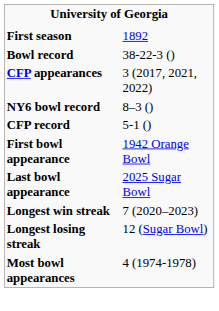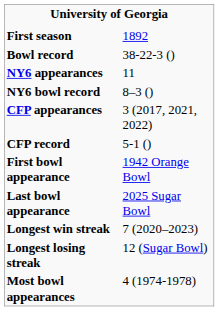+ row: (55, 72)
rows swapped: (53, 106) <-> (54, 72)
